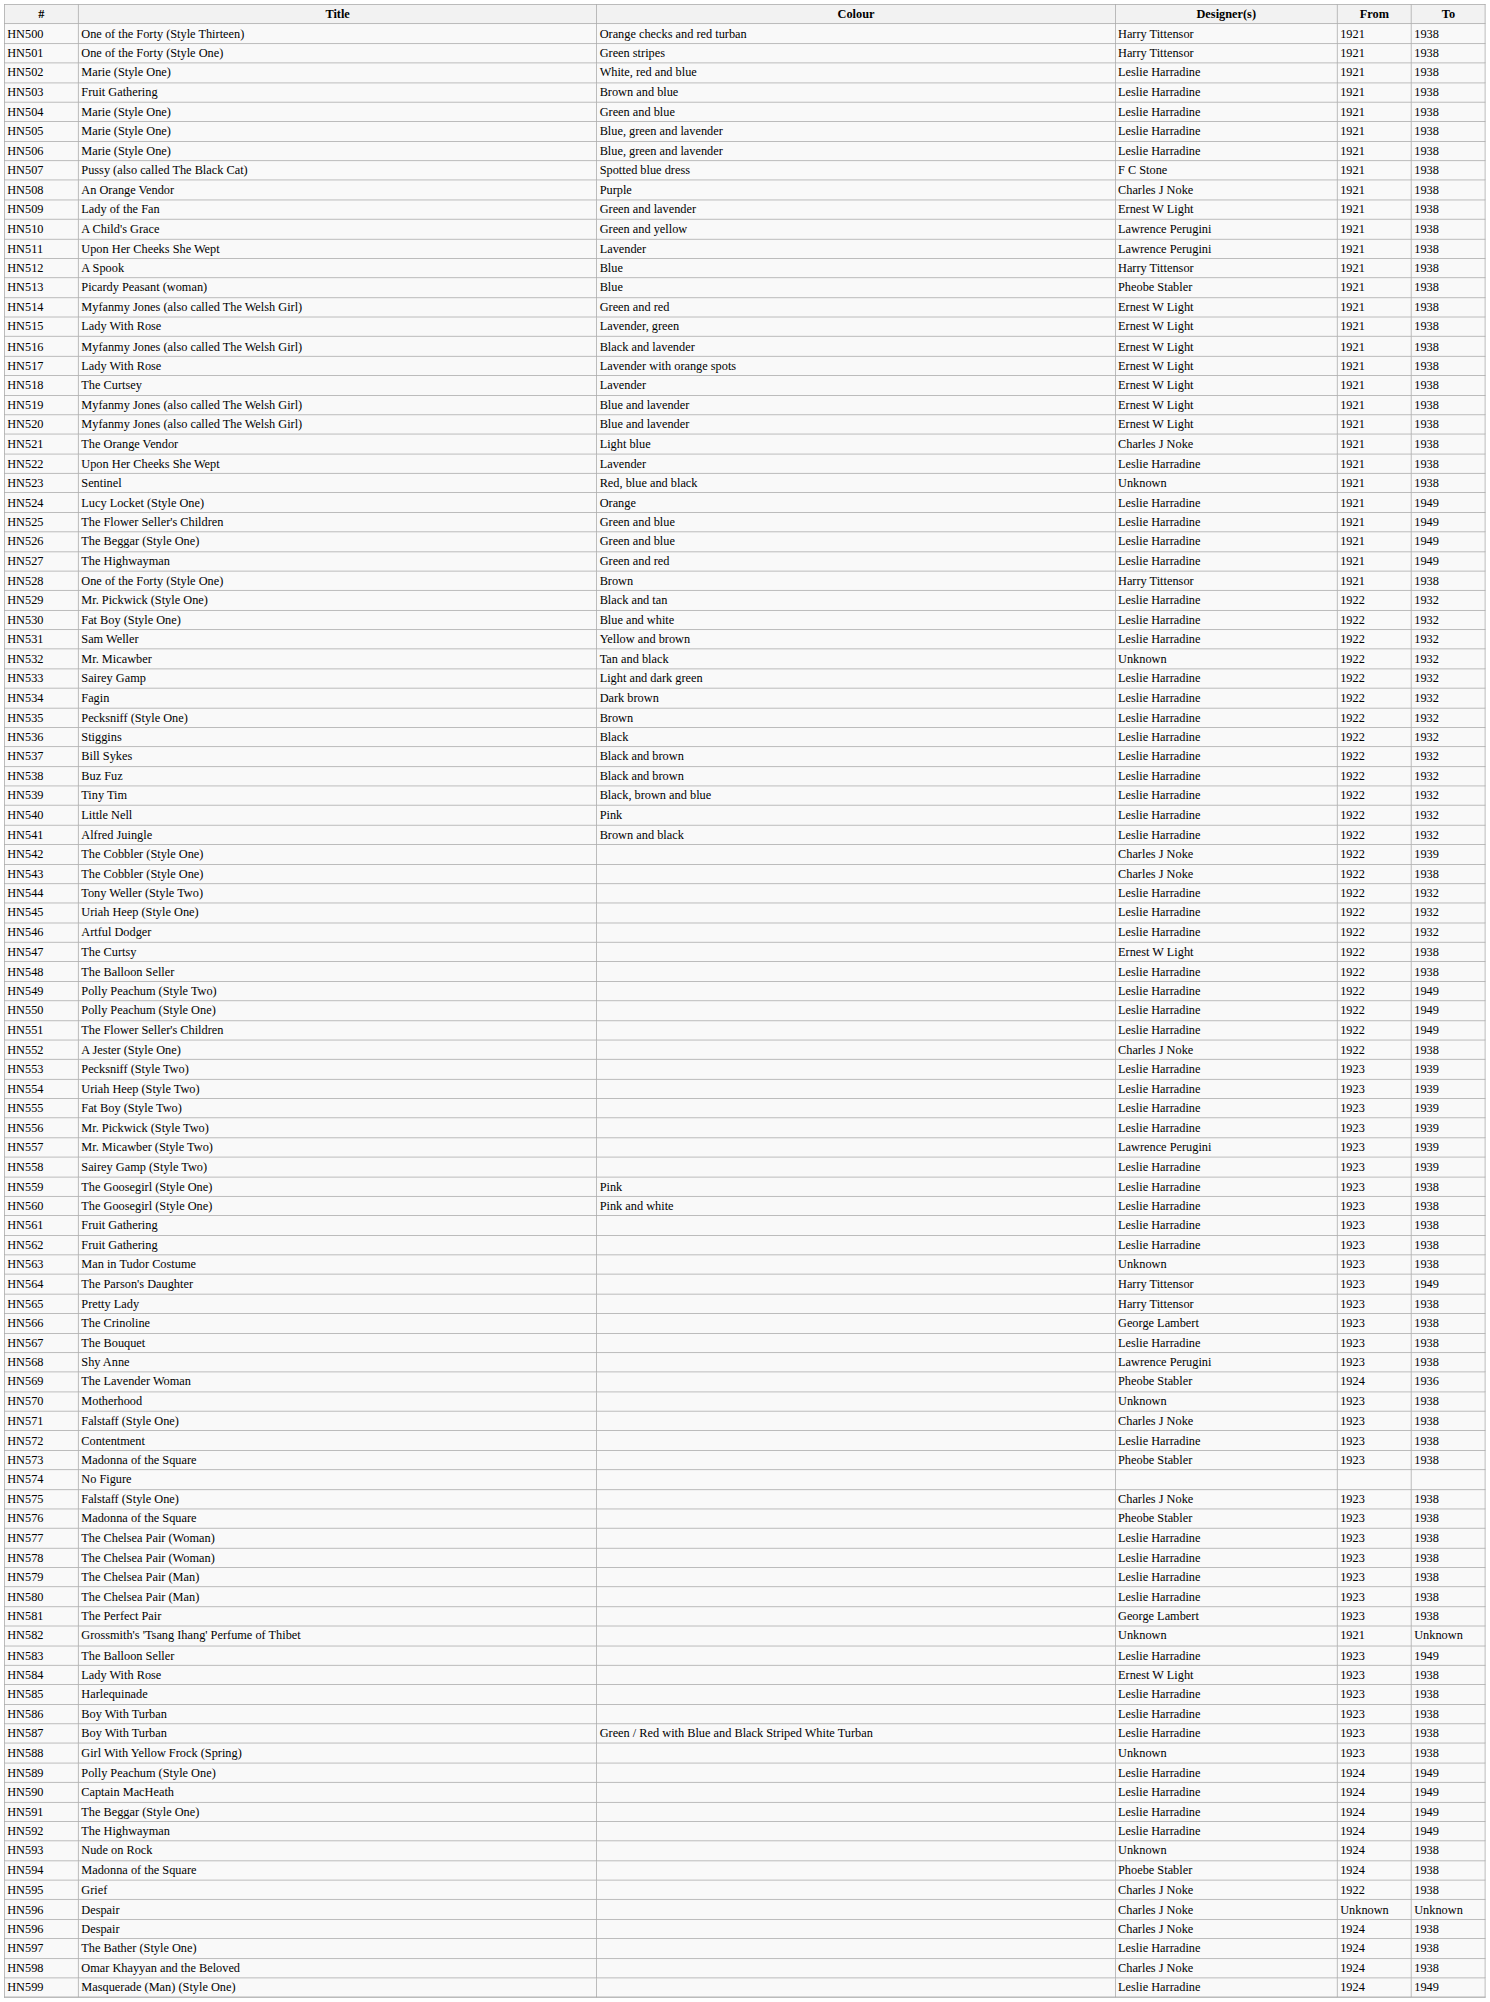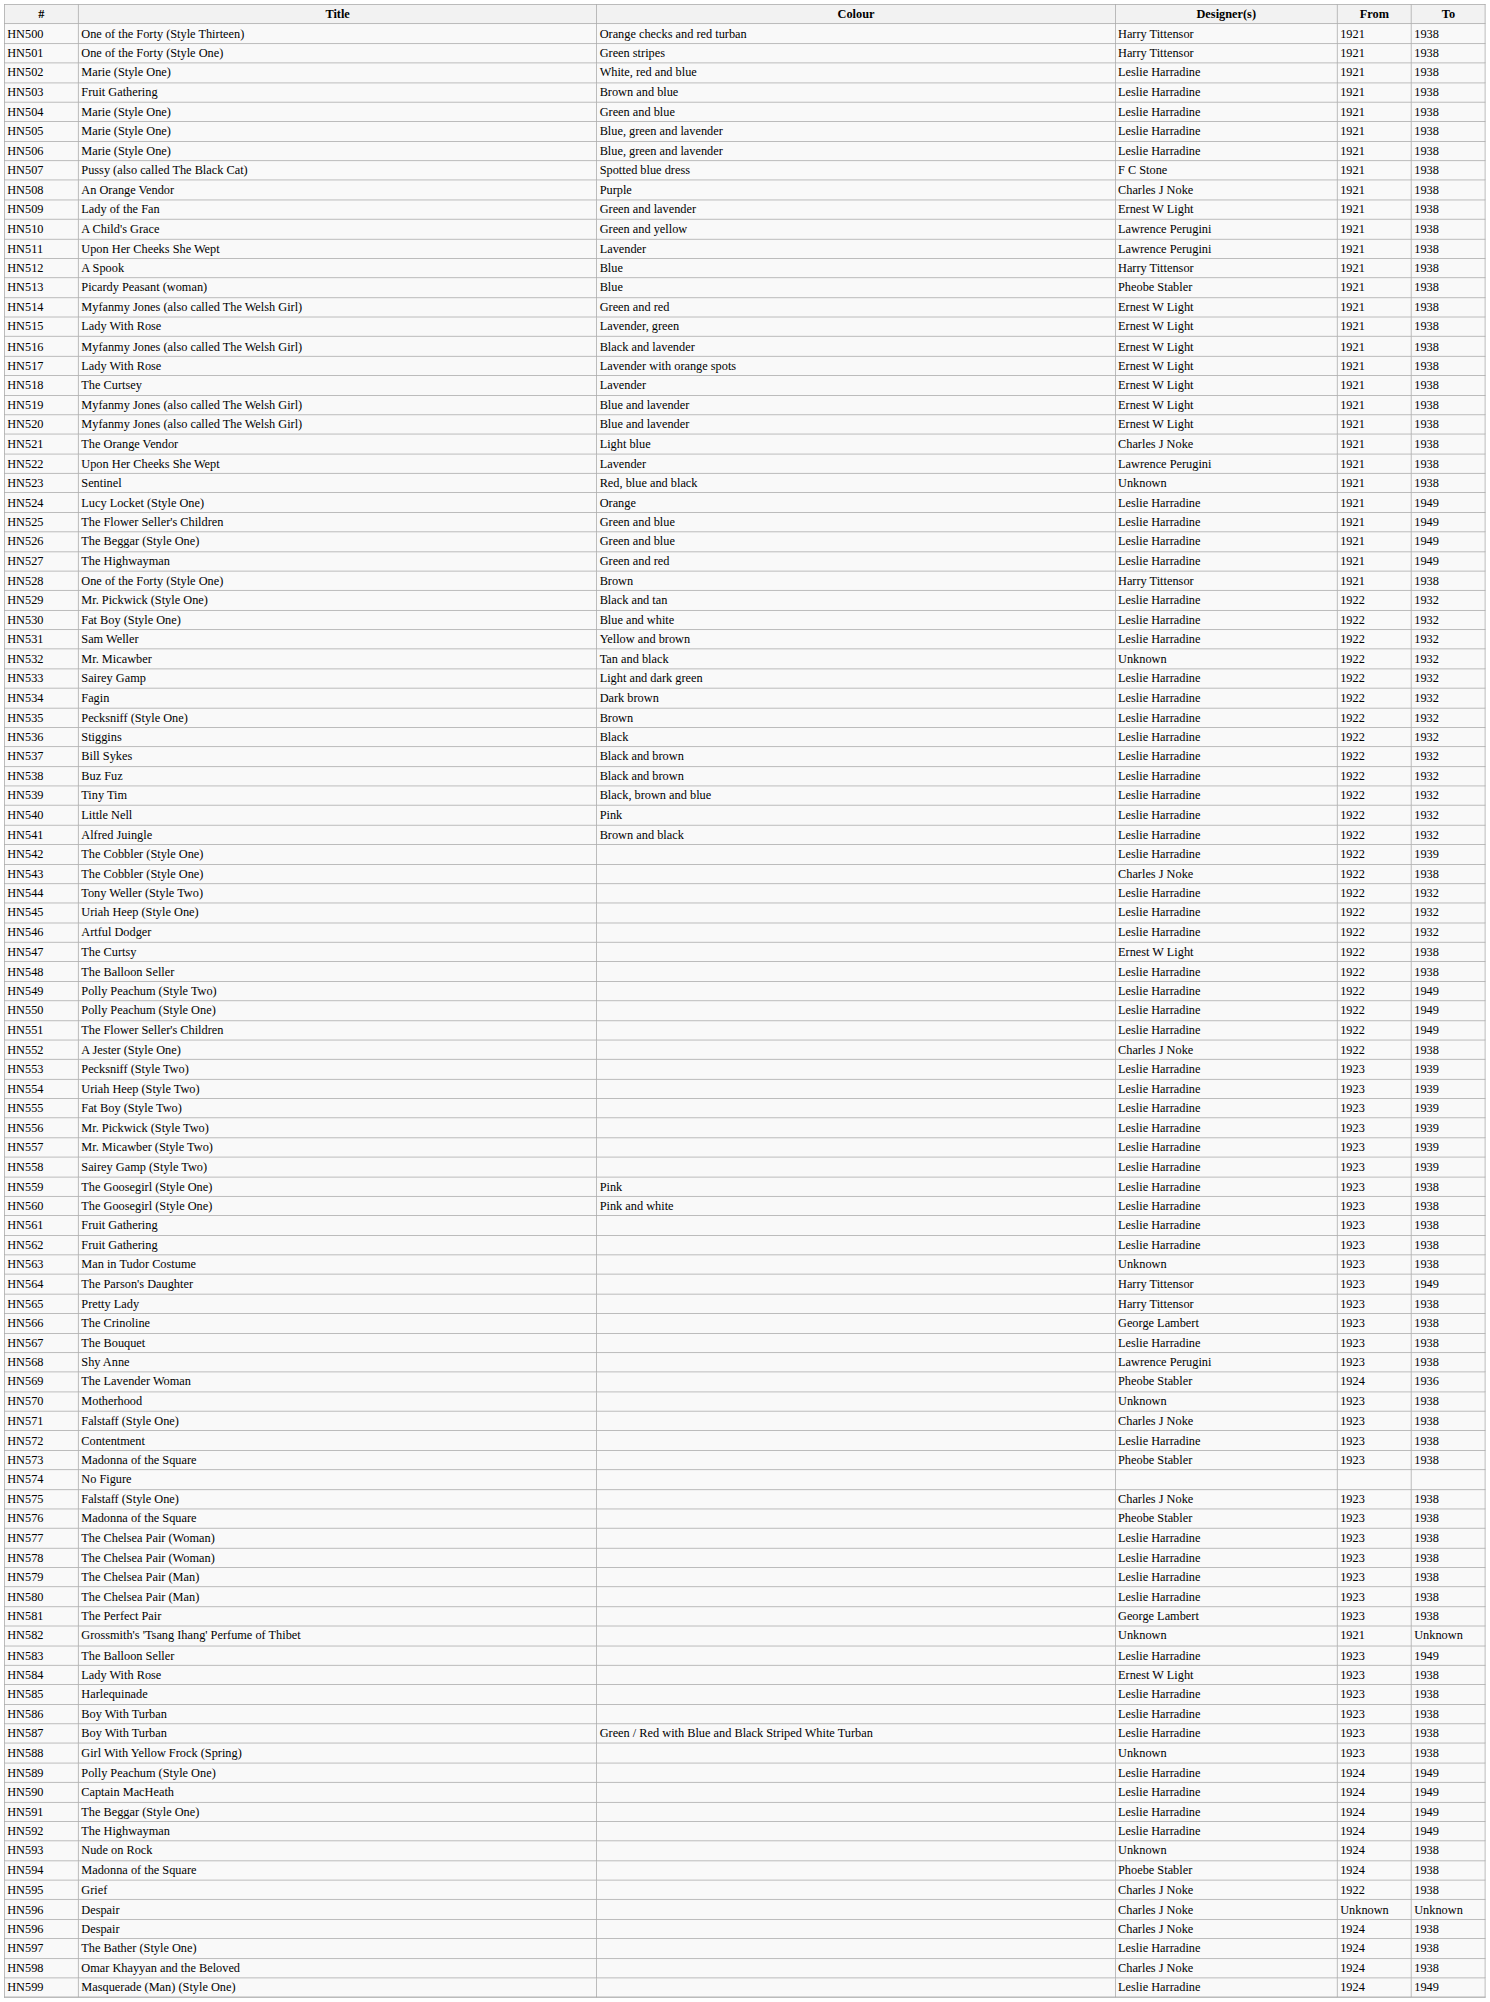(1159, 463) Leslie Harradine -> (1165, 463) Lawrence Perugini
(1156, 854) Charles J Noke -> (1159, 854) Leslie Harradine
(1165, 1147) Lawrence Perugini -> (1159, 1147) Leslie Harradine
